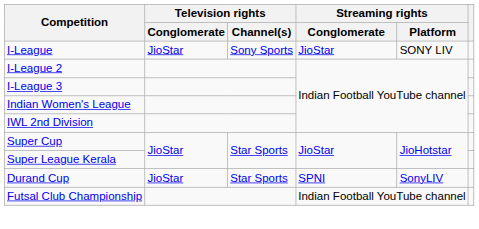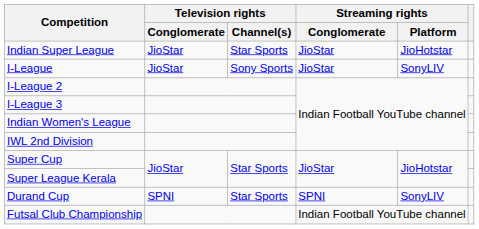+ row: (61, 50)
(426, 50) SONY LIV -> (422, 68) SonyLIV
(165, 178) JioStar -> (161, 196) SPNI
